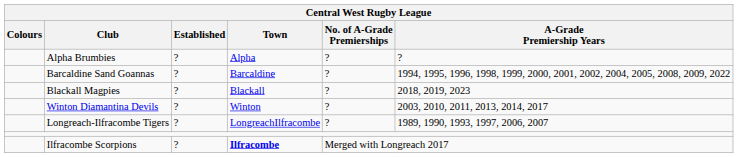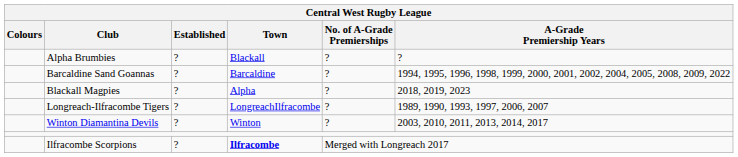(243, 57) Alpha -> (247, 57) Blackall
(247, 90) Blackall -> (243, 90) Alpha
rows swapped: (108, 123) <-> (103, 106)
